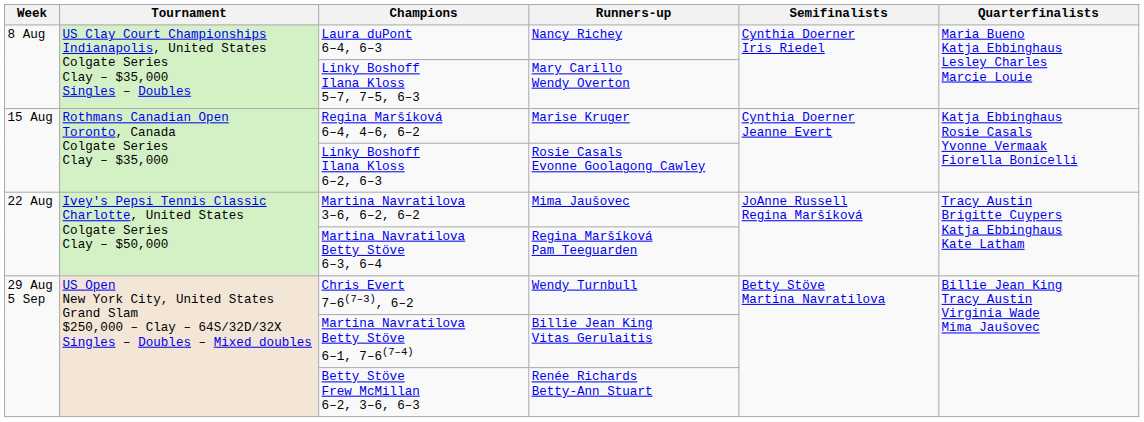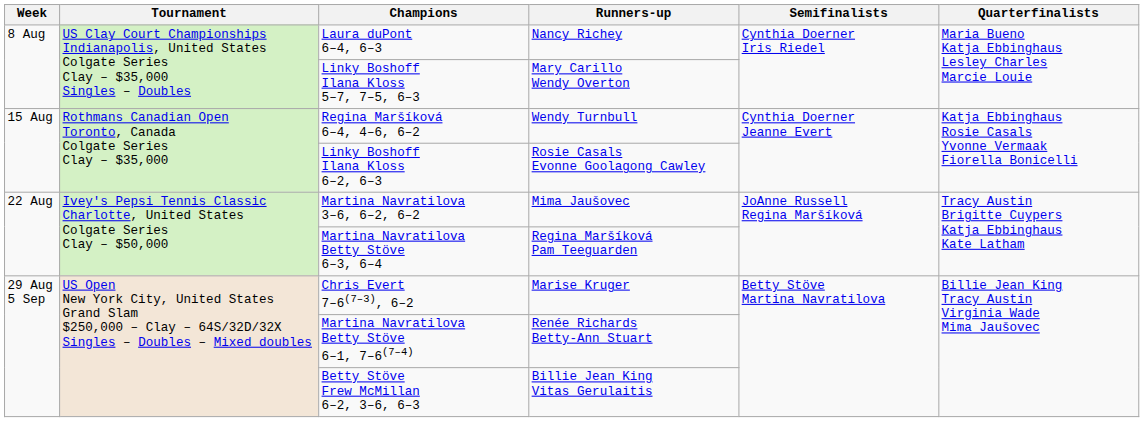(581, 119) Marise Kruger -> (585, 119) Wendy Turnbull
(585, 286) Wendy Turnbull -> (581, 286) Marise Kruger
(592, 332) Billie Jean King Vitas Gerulaitis -> (592, 332) Renée Richards Betty-Ann Stuart
(592, 385) Renée Richards Betty-Ann Stuart -> (592, 385) Billie Jean King Vitas Gerulaitis
